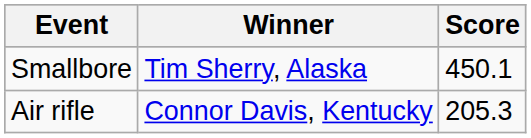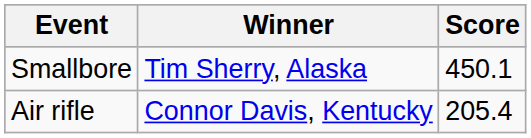(479, 111) 205.3 -> (479, 111) 205.4
